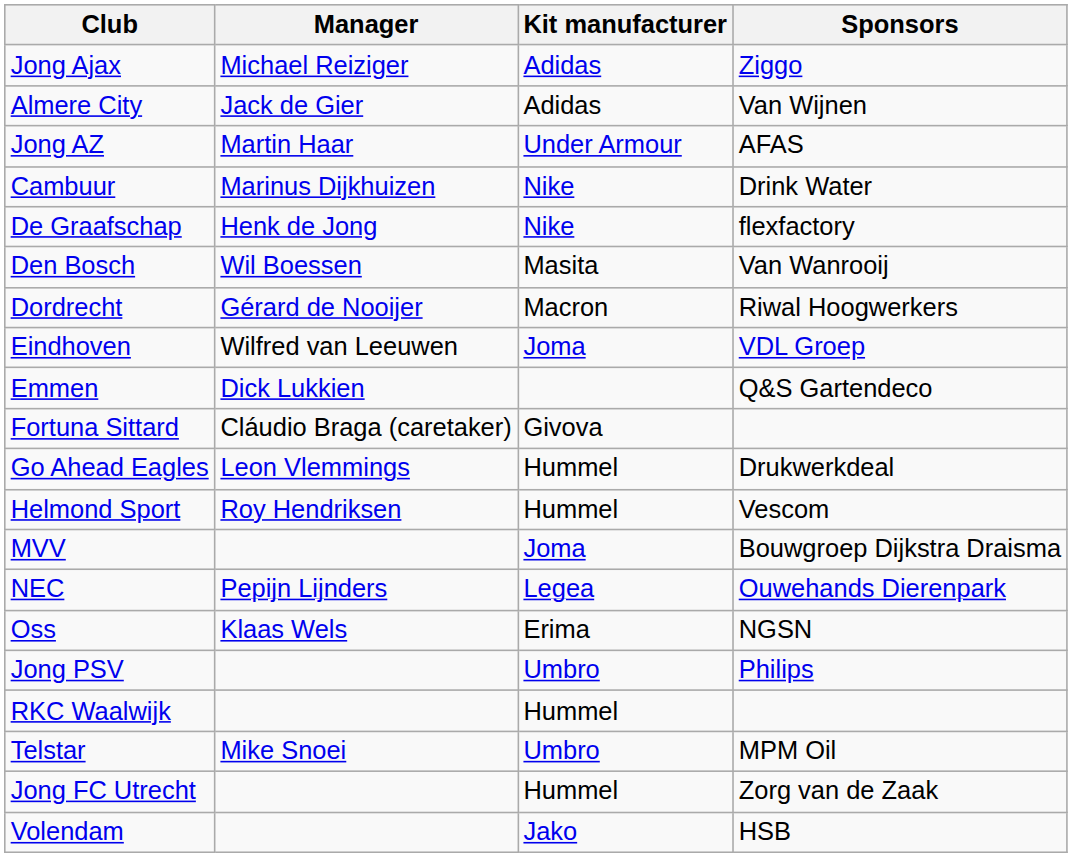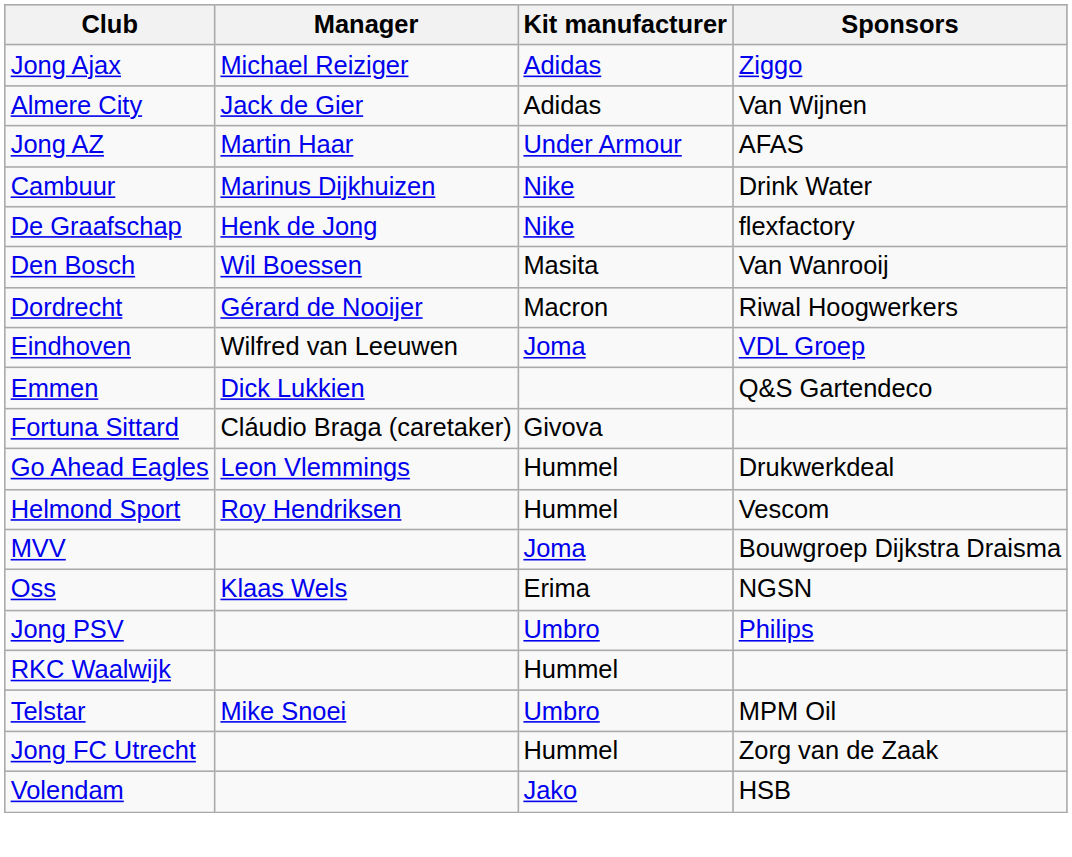- row: (38, 589)
